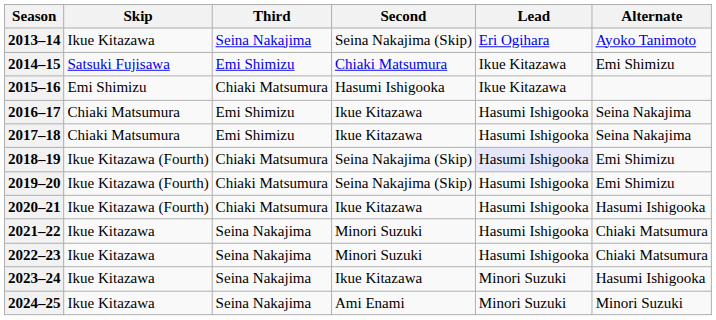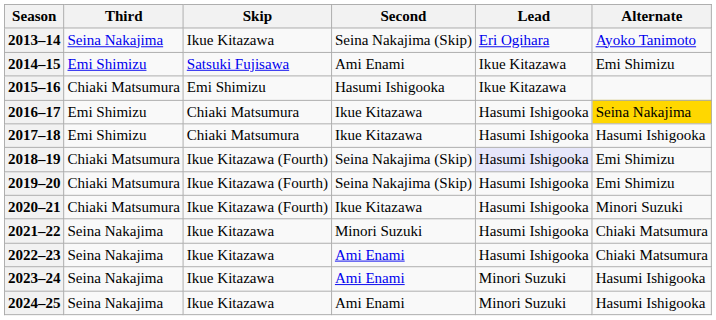columns swapped: (138, 16) <-> (272, 16)
(391, 64) Chiaki Matsumura -> (370, 64) Ami Enami
(643, 111) no background -> (643, 111) gold background
(643, 135) Seina Nakajima -> (651, 135) Hasumi Ishigooka
(651, 207) Hasumi Ishigooka -> (639, 207) Minori Suzuki
(379, 254) Minori Suzuki -> (370, 254) Ami Enami
(379, 278) Ikue Kitazawa -> (370, 278) Ami Enami
(639, 302) Minori Suzuki -> (651, 302) Hasumi Ishigooka
